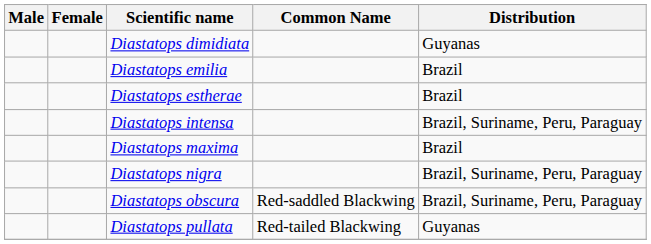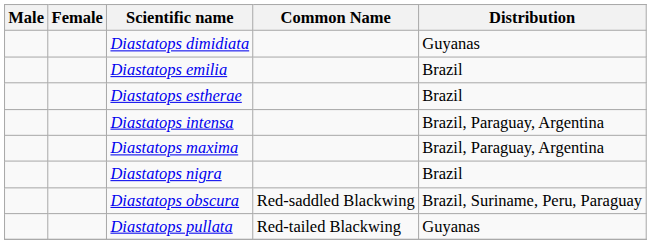(532, 122) Brazil, Suriname, Peru, Paraguay -> (513, 122) Brazil, Paraguay, Argentina
(442, 148) Brazil -> (513, 148) Brazil, Paraguay, Argentina
(532, 174) Brazil, Suriname, Peru, Paraguay -> (442, 174) Brazil
